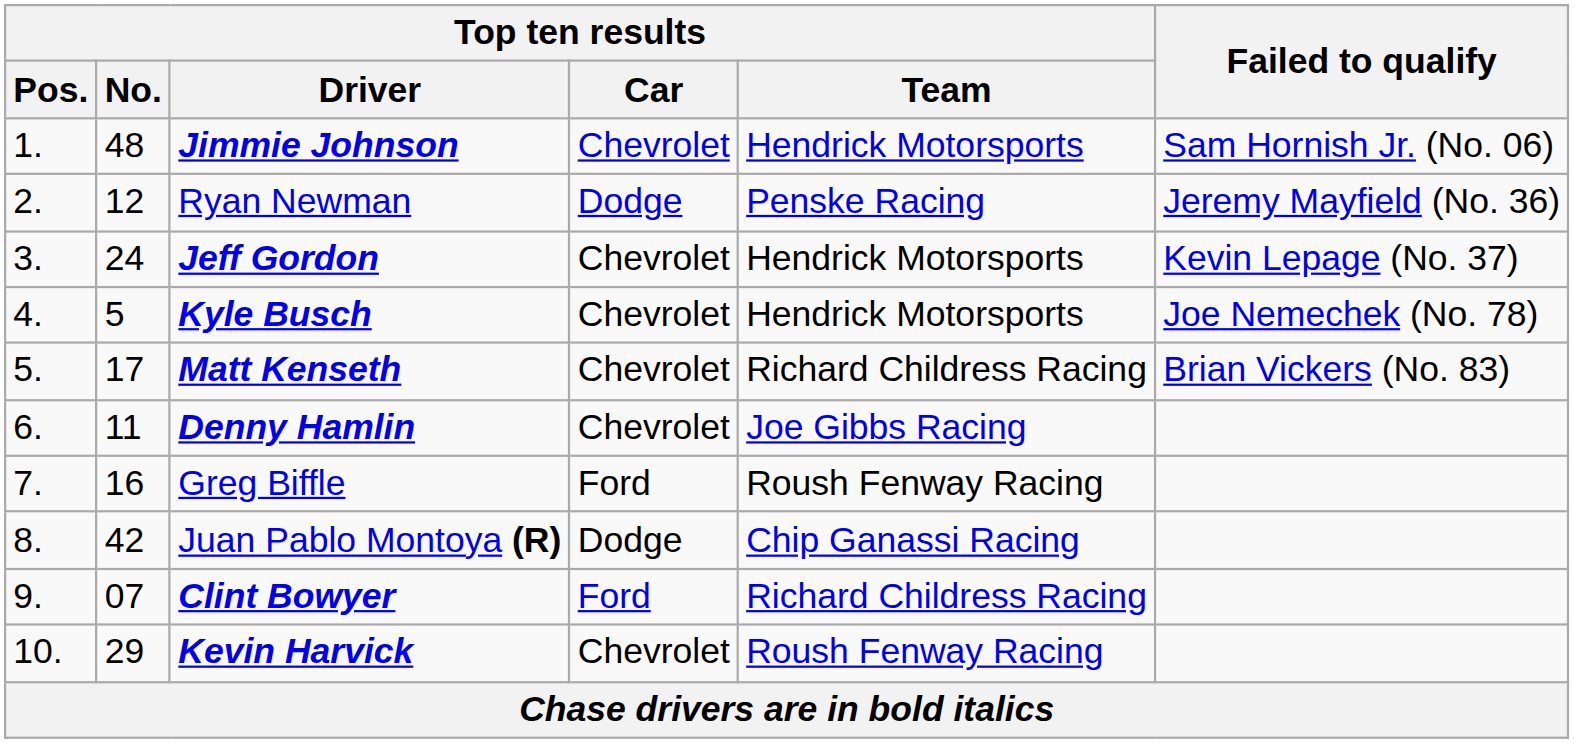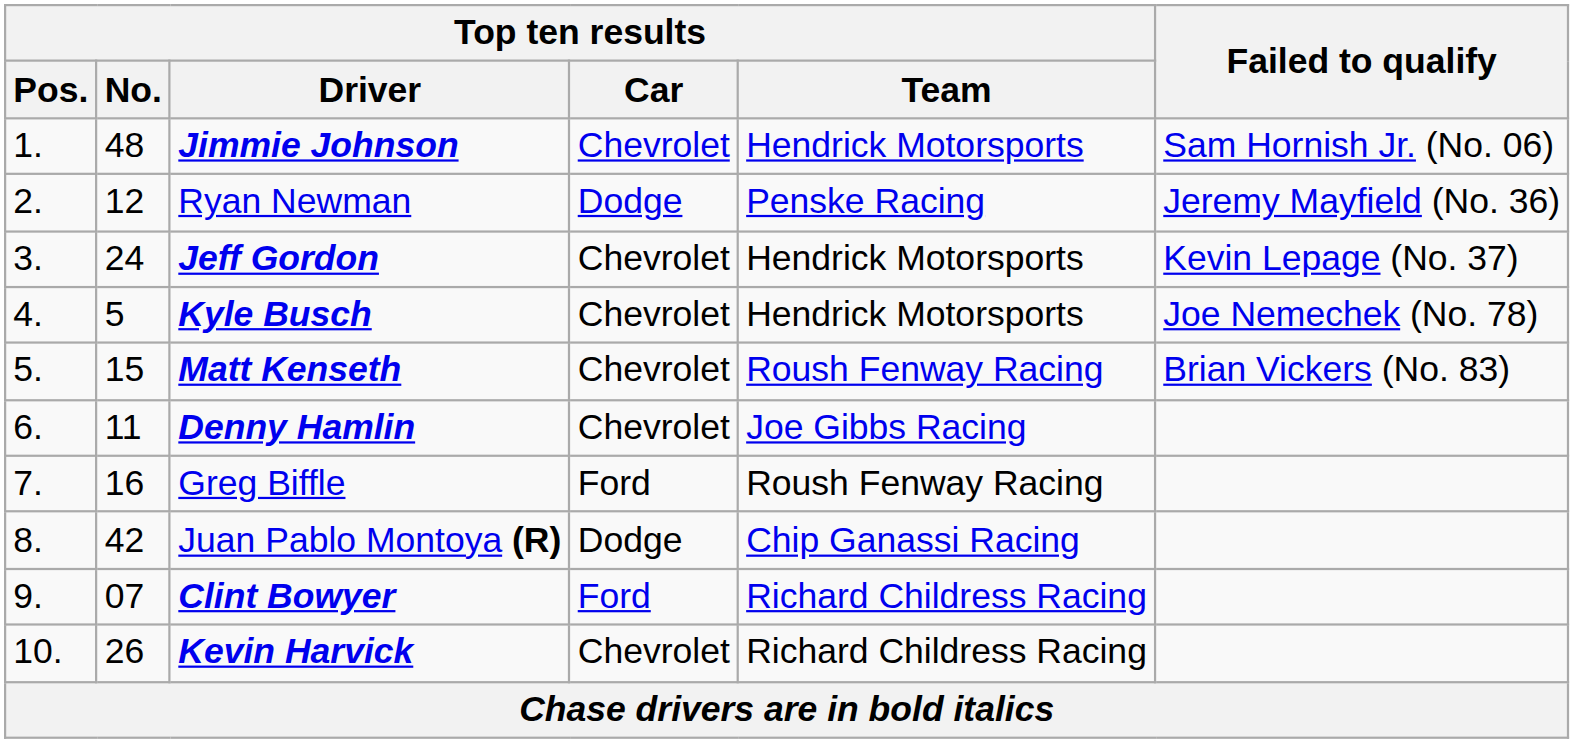(124, 370) 17 -> (124, 370) 15
(947, 370) Richard Childress Racing -> (925, 370) Roush Fenway Racing
(124, 652) 29 -> (124, 652) 26
(925, 652) Roush Fenway Racing -> (947, 652) Richard Childress Racing
